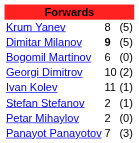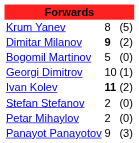(126, 42) (5) -> (126, 42) (2)
(107, 57) 6 -> (107, 57) 5
(126, 72) (2) -> (126, 72) (1)
(110, 88) normal -> (110, 88) bold
(126, 88) (1) -> (126, 88) (2)
(126, 103) (1) -> (126, 103) (0)
(107, 133) 7 -> (107, 133) 9
